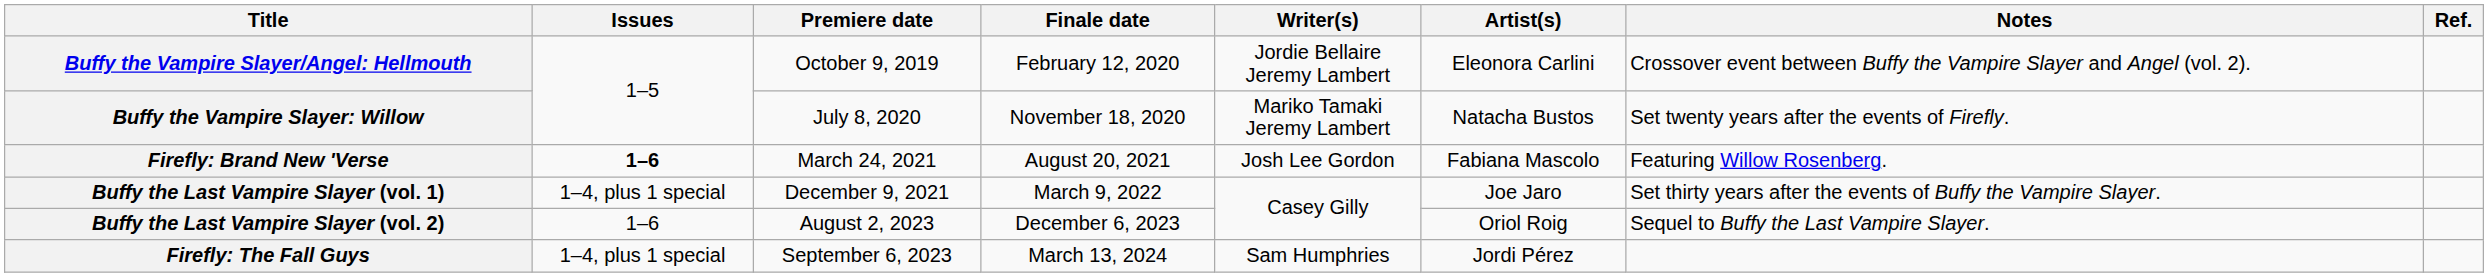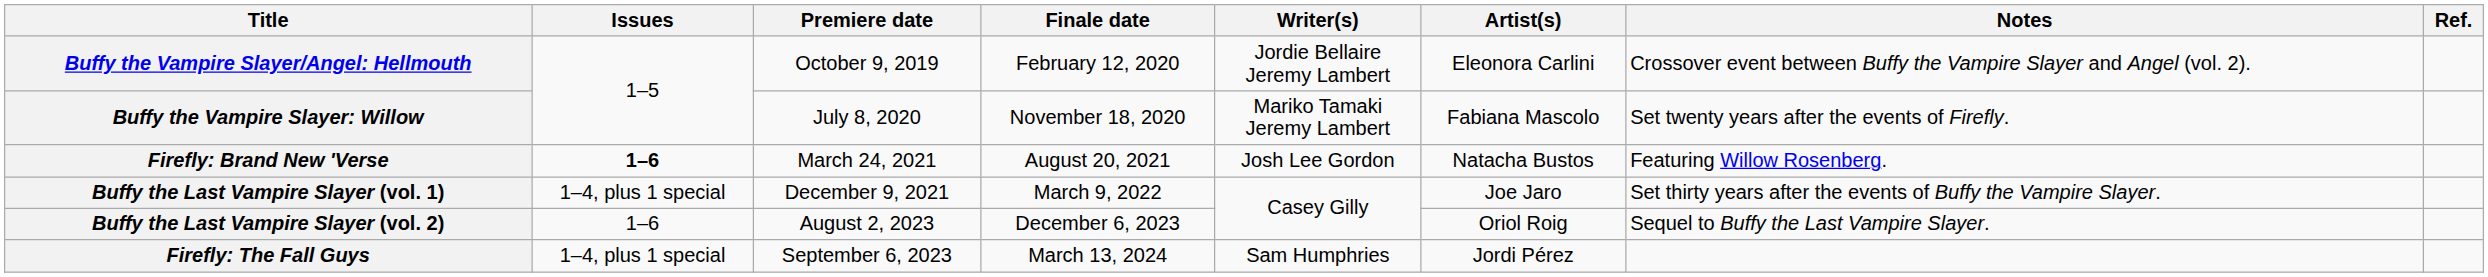(1523, 117) Natacha Bustos -> (1523, 117) Fabiana Mascolo
(1523, 160) Fabiana Mascolo -> (1523, 160) Natacha Bustos
